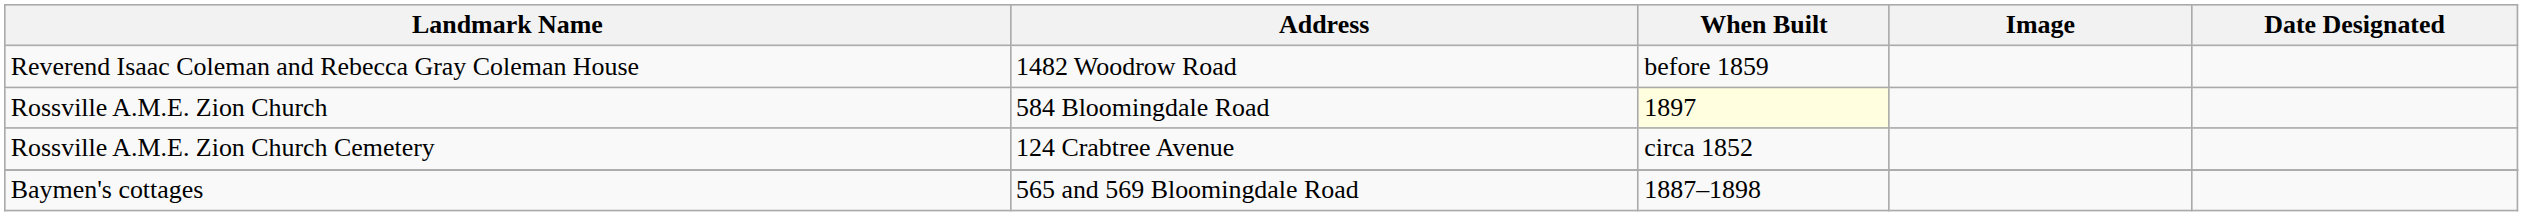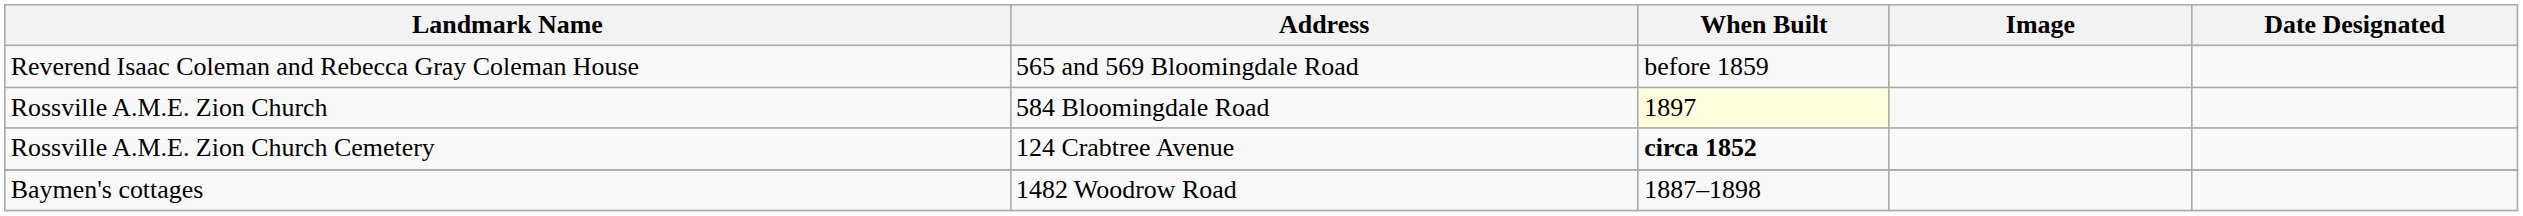(1126, 66) 1482 Woodrow Road -> (1187, 66) 565 and 569 Bloomingdale Road
(1699, 148) normal -> (1701, 148) bold
(1187, 189) 565 and 569 Bloomingdale Road -> (1126, 189) 1482 Woodrow Road
